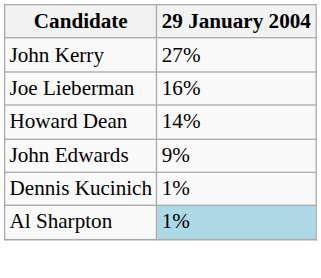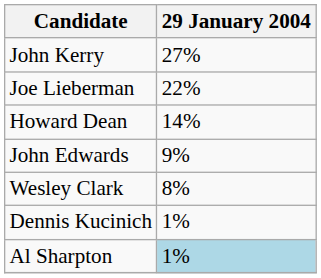(181, 88) 16% -> (181, 88) 22%
+ row: (66, 188)
